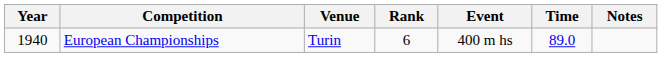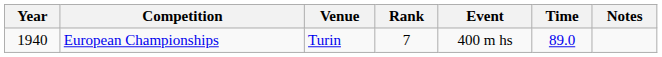(406, 40) 6 -> (406, 40) 7
